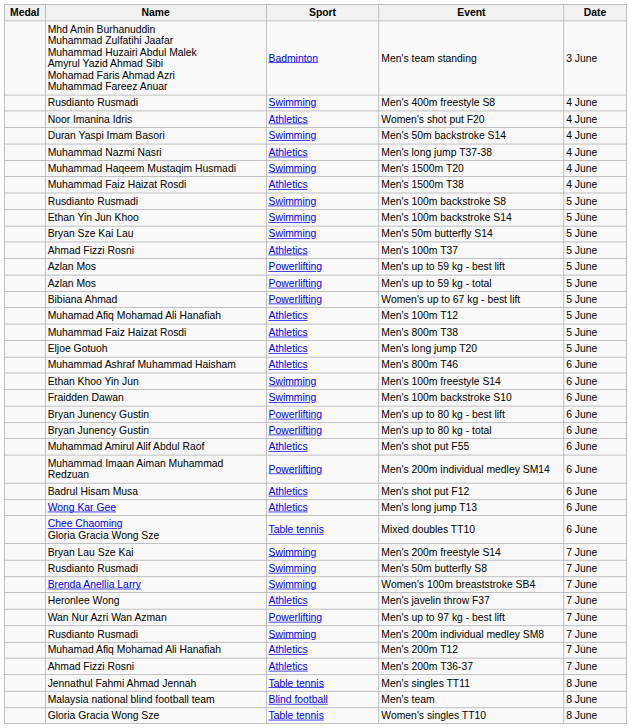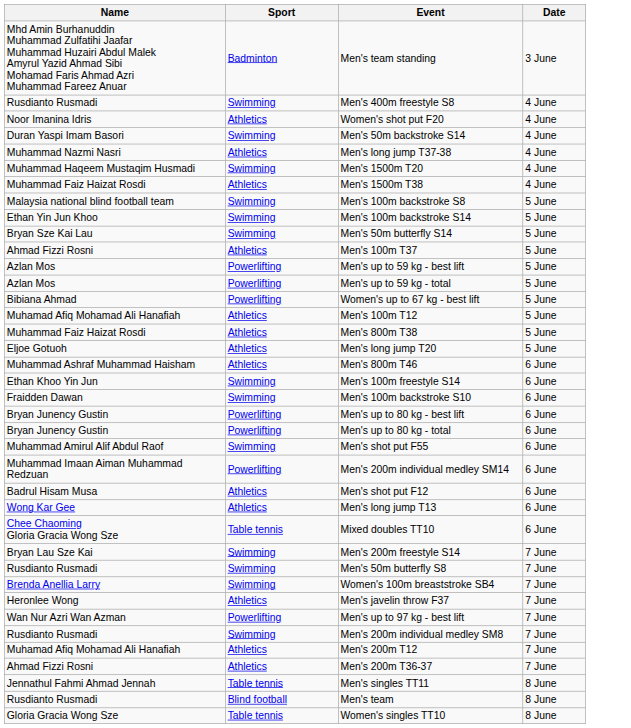- column: (25, 13)
(93, 202) Rusdianto Rusmadi -> (90, 202) Malaysia national blind football team
(288, 447) Athletics -> (252, 447) Swimming
(131, 700) Malaysia national blind football team -> (52, 700) Rusdianto Rusmadi
